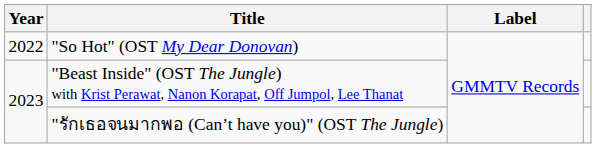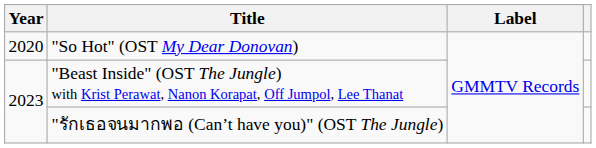(26, 45) 2022 -> (26, 45) 2020
